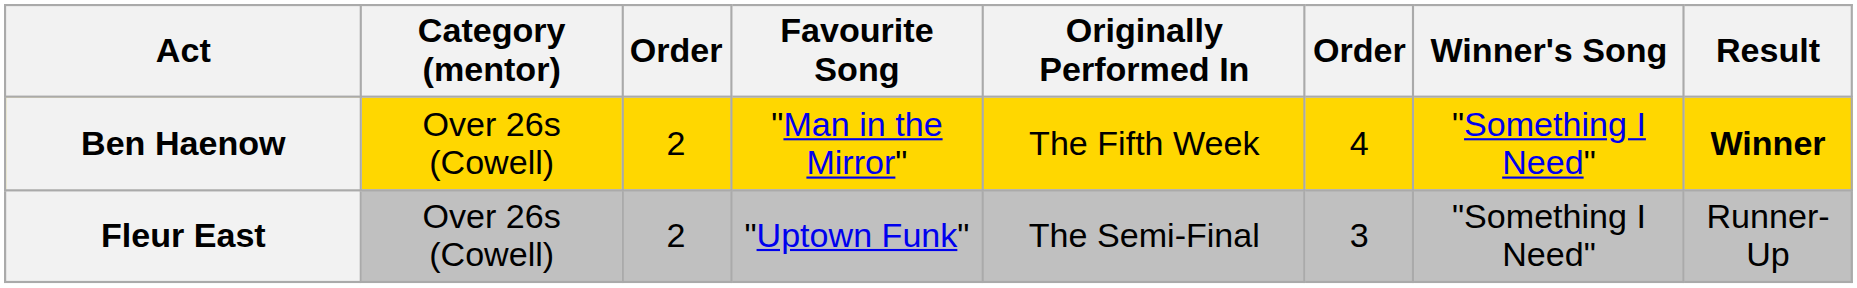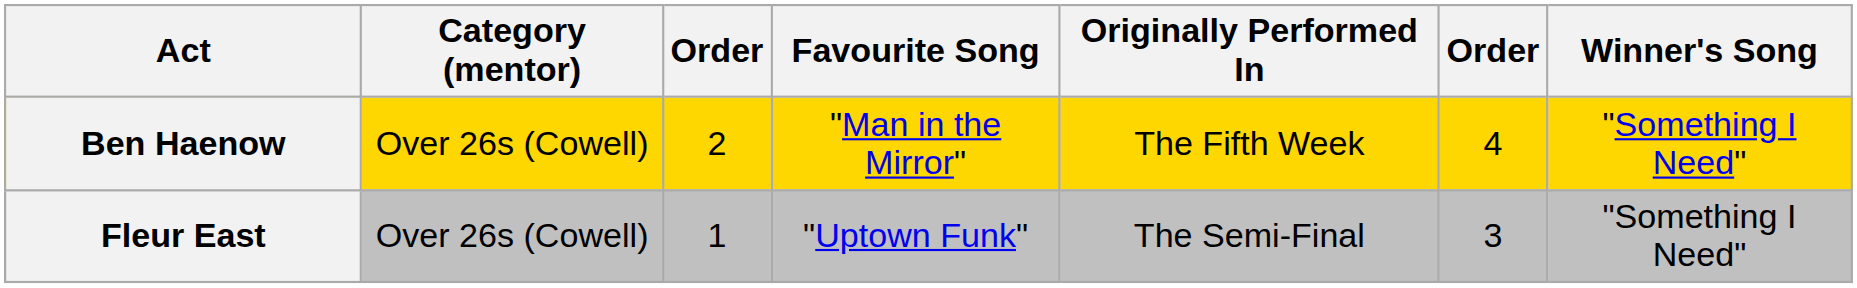- column: (1768, 50)
(676, 235) 2 -> (717, 235) 1
